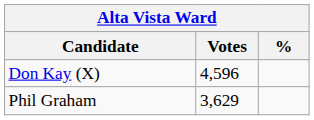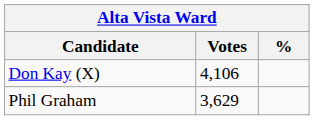(220, 73) 4,596 -> (220, 73) 4,106
